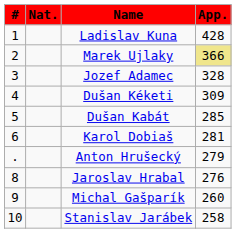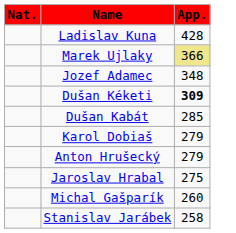- column: (15, 15)
(213, 76) 328 -> (192, 76) 348
(213, 96) normal -> (192, 96) bold
(213, 137) 281 -> (192, 137) 279
(213, 177) 276 -> (192, 177) 275
